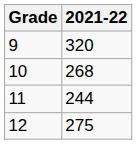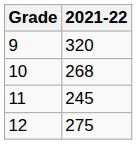(79, 98) 244 -> (79, 98) 245
